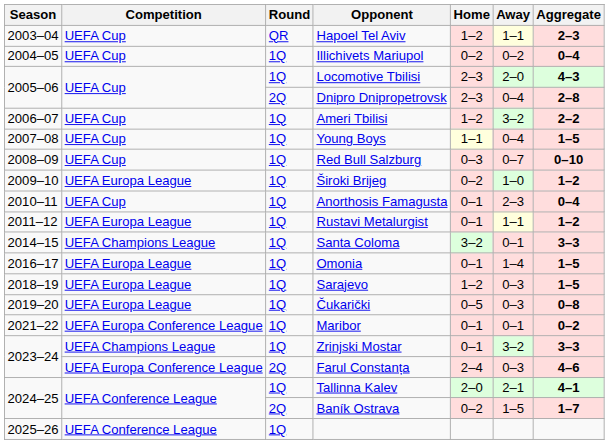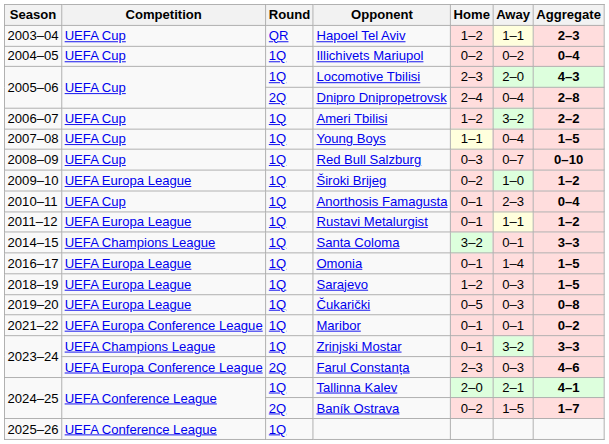(472, 98) 2–3 -> (472, 98) 2–4
(472, 367) 2–4 -> (472, 367) 2–3
